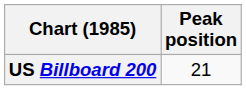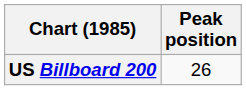(201, 69) 21 -> (201, 69) 26
